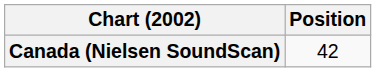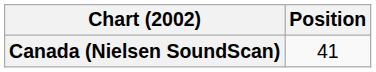(328, 50) 42 -> (328, 50) 41
